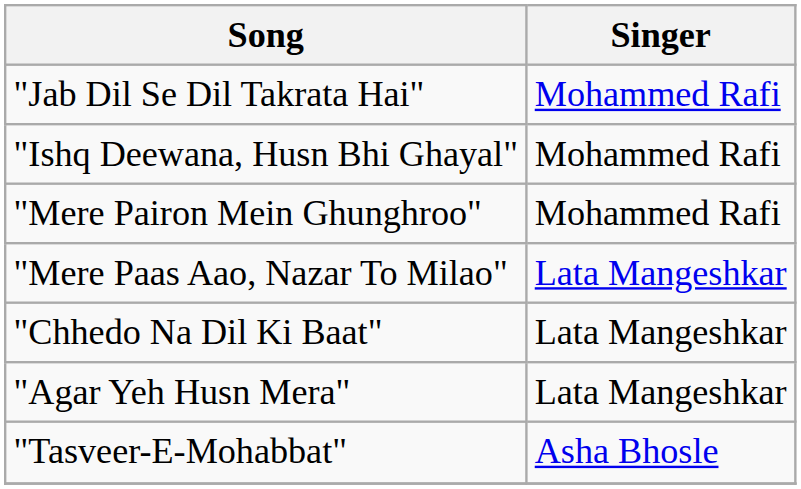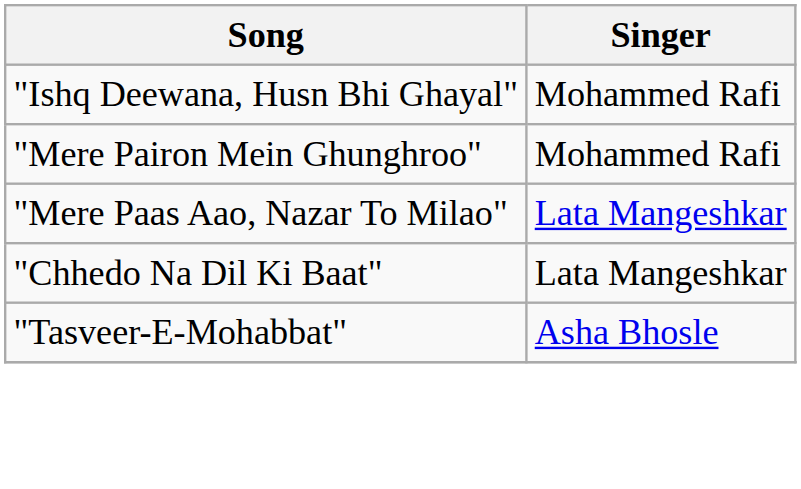- row: (219, 94)
- row: (182, 392)
